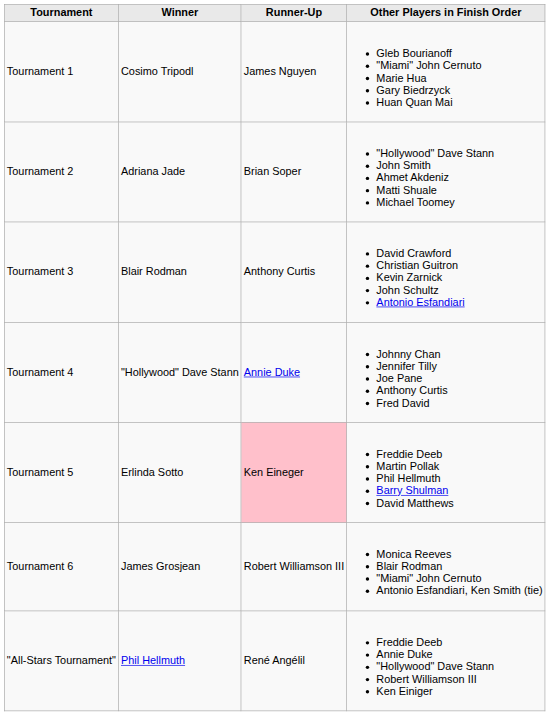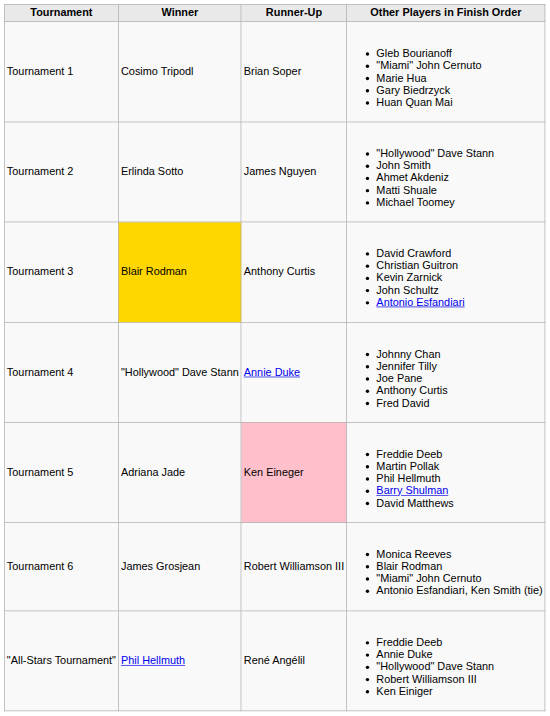(280, 71) James Nguyen -> (273, 71) Brian Soper
(153, 172) Adriana Jade -> (152, 172) Erlinda Sotto
(273, 172) Brian Soper -> (280, 172) James Nguyen
(154, 272) no background -> (154, 272) gold background
(152, 472) Erlinda Sotto -> (153, 472) Adriana Jade
